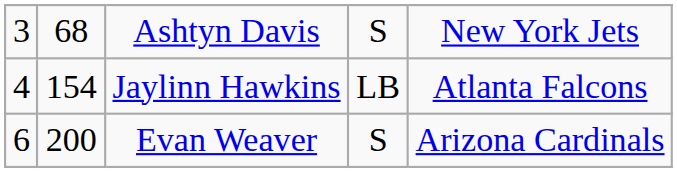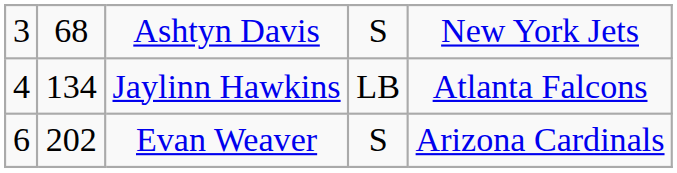(71, 85) 154 -> (71, 85) 134
(71, 139) 200 -> (71, 139) 202
